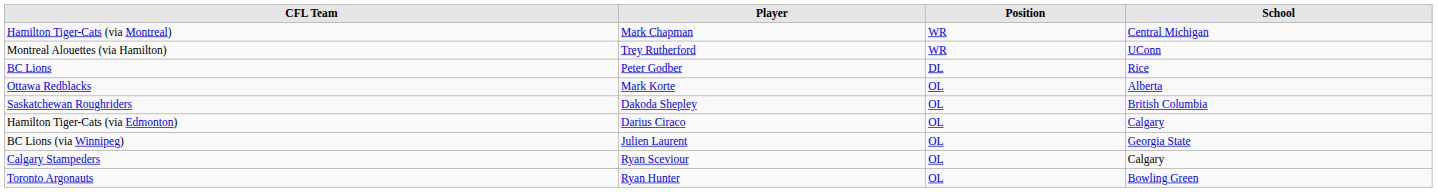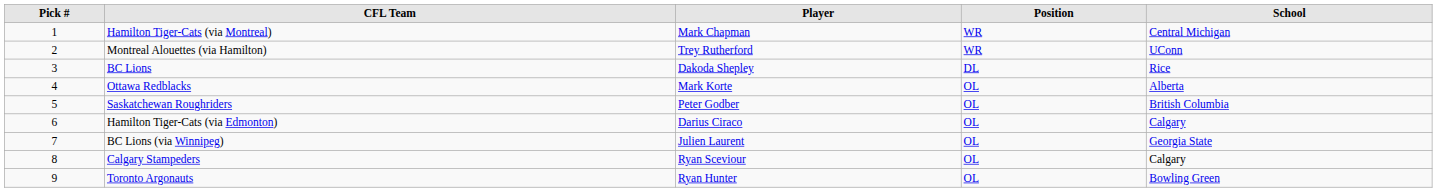+ column: (54, 13)
(652, 68) Peter Godber -> (716, 68) Dakoda Shepley
(659, 104) Dakoda Shepley -> (709, 104) Peter Godber
